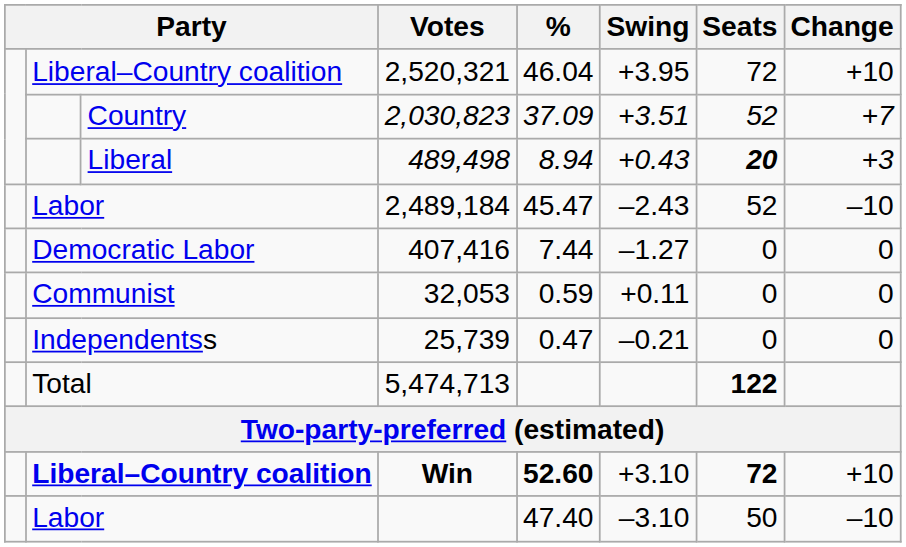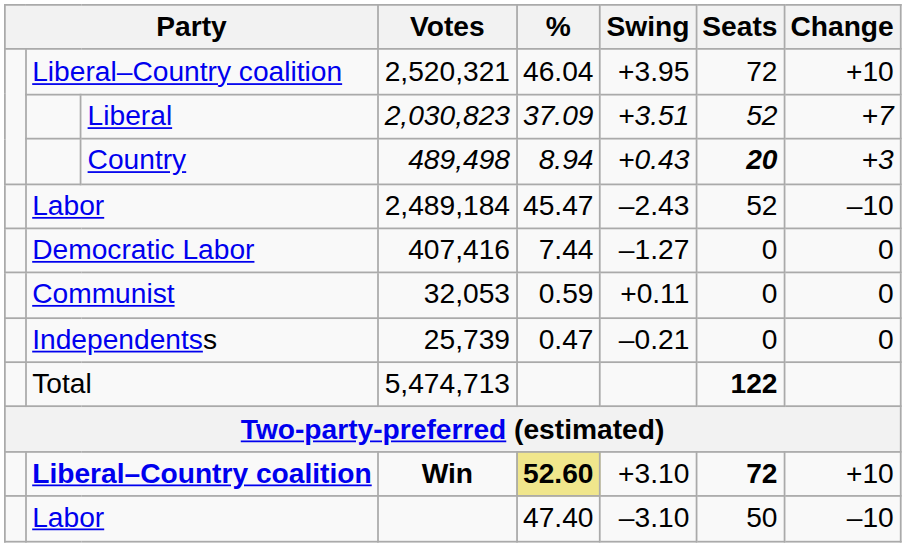(137, 116) Country -> (130, 116) Liberal
(130, 160) Liberal -> (137, 160) Country
(558, 473) no background -> (558, 473) khaki background
